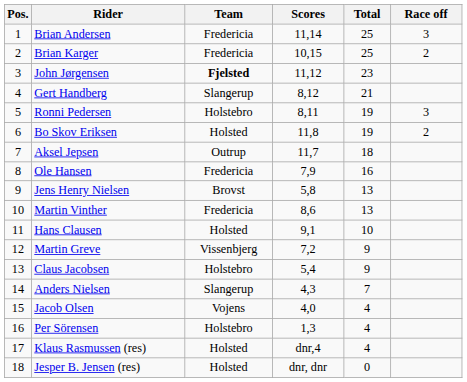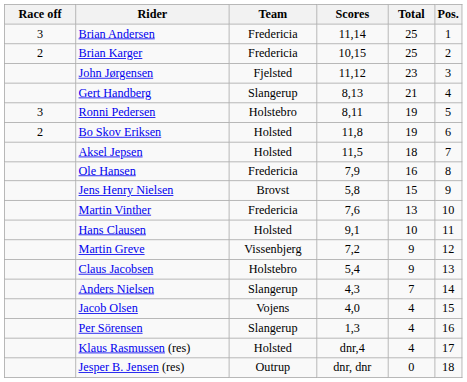columns swapped: (18, 14) <-> (426, 14)
(229, 73) bold -> (273, 73) normal
(308, 92) 8,12 -> (352, 92) 8,13
(229, 151) Outrup -> (273, 151) Holsted
(308, 151) 11,7 -> (352, 151) 11,5
(367, 190) 13 -> (411, 190) 15
(308, 210) 8,6 -> (352, 210) 7,6
(229, 328) Holstebro -> (273, 328) Slangerup
(229, 367) Holsted -> (273, 367) Outrup
